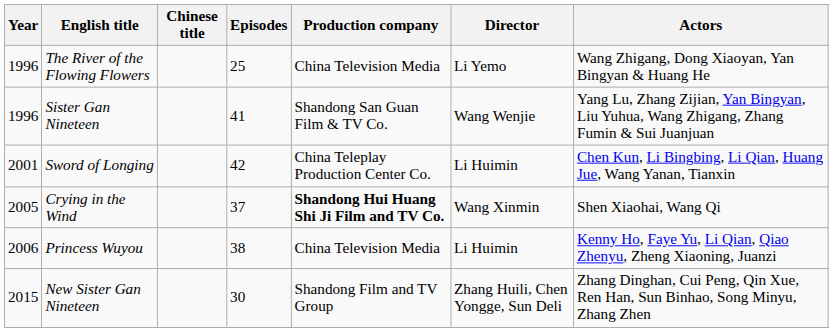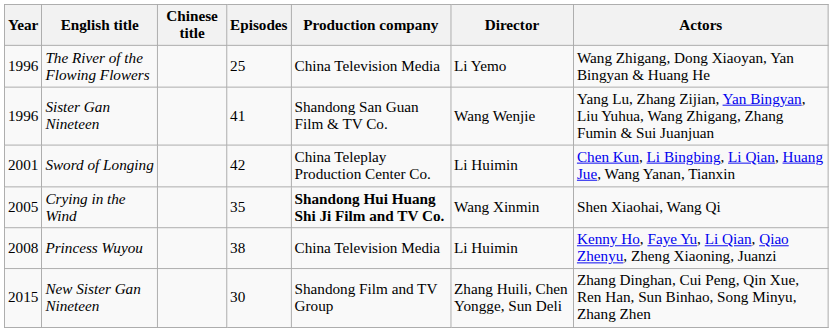(238, 207) 37 -> (238, 207) 35
(23, 248) 2006 -> (23, 248) 2008
